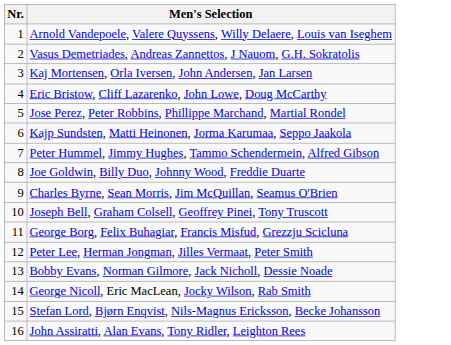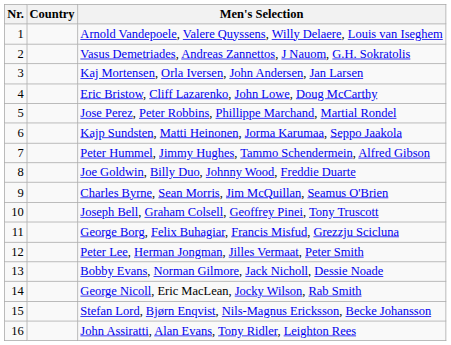+ column: (52, 14)
